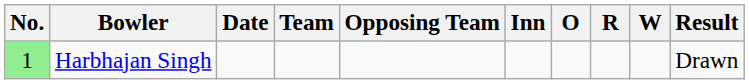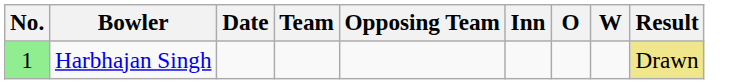- column: (610, 22)
(707, 59) no background -> (667, 59) khaki background
